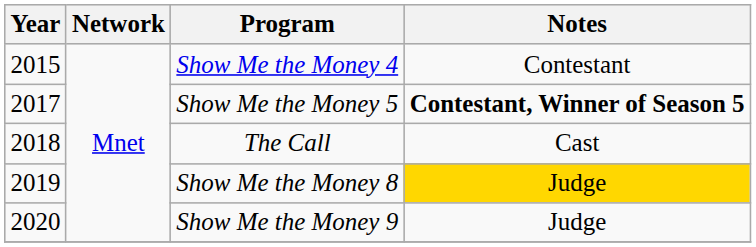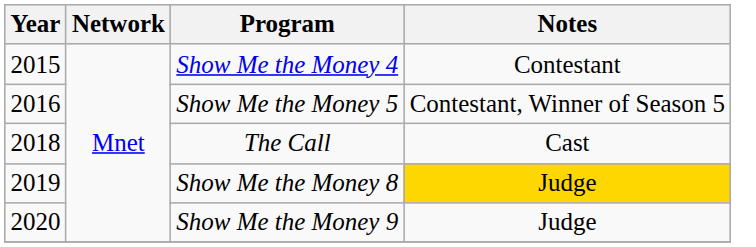(35, 103) 2017 -> (35, 103) 2016
(577, 103) bold -> (567, 103) normal
